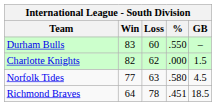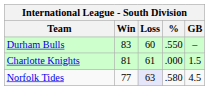(130, 61) 82 -> (126, 61) 81
(154, 61) 62 -> (150, 61) 61
(154, 77) no background -> (150, 77) lavender background
- row: (44, 93)
